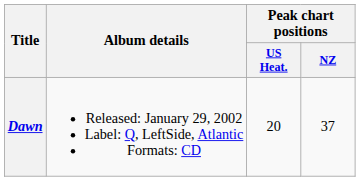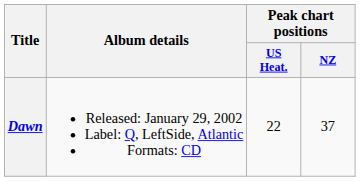(274, 126) 20 -> (274, 126) 22
